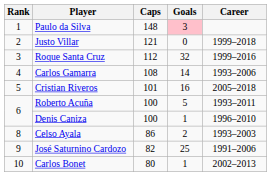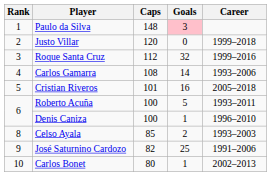(150, 42) 121 -> (150, 42) 120
(150, 133) 86 -> (150, 133) 85
